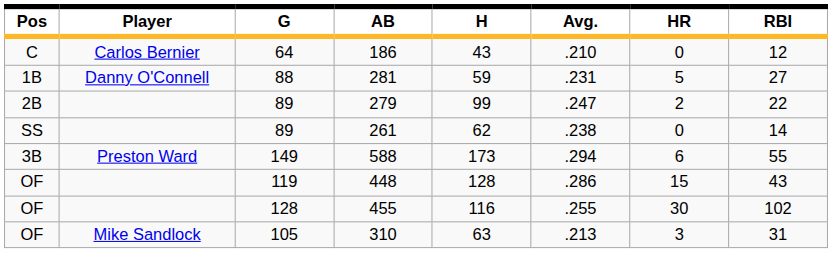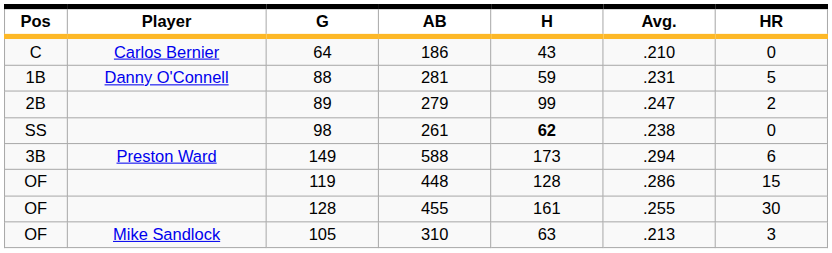- column: (778, 21)
(284, 130) 89 -> (322, 130) 98
(482, 130) normal -> (547, 130) bold
(482, 208) 116 -> (547, 208) 161
